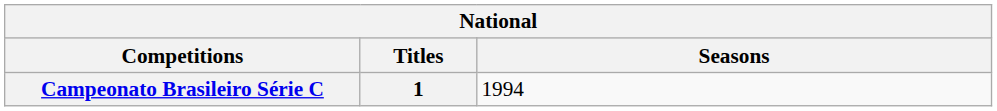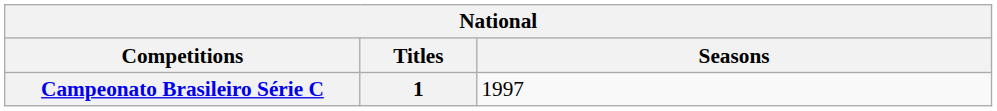(503, 88) 1994 -> (503, 88) 1997
